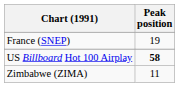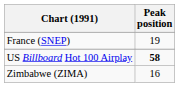(155, 73) 11 -> (155, 73) 16
